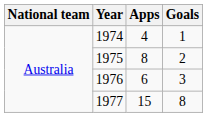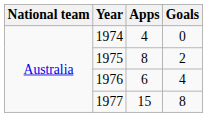(182, 36) 1 -> (182, 36) 0
(182, 79) 3 -> (182, 79) 4
